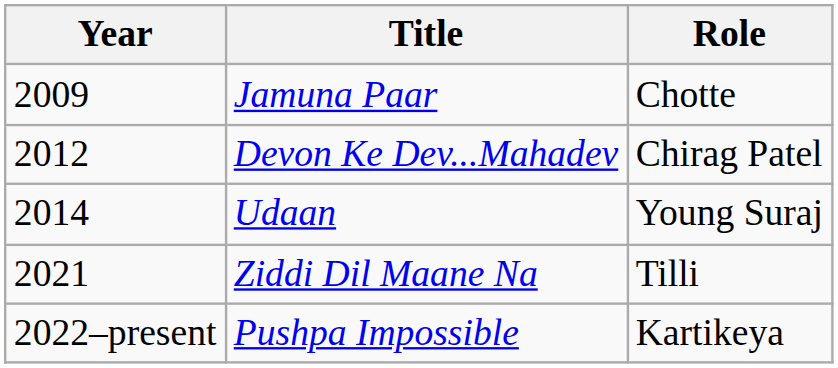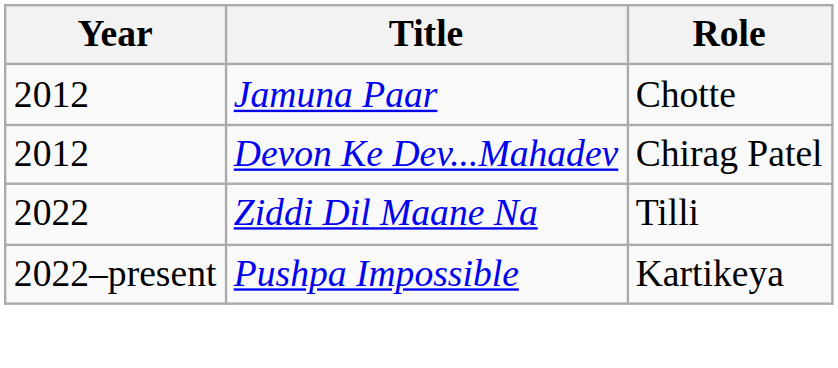(51, 93) 2009 -> (51, 93) 2012
- row: (285, 213)
(51, 272) 2021 -> (51, 213) 2022
